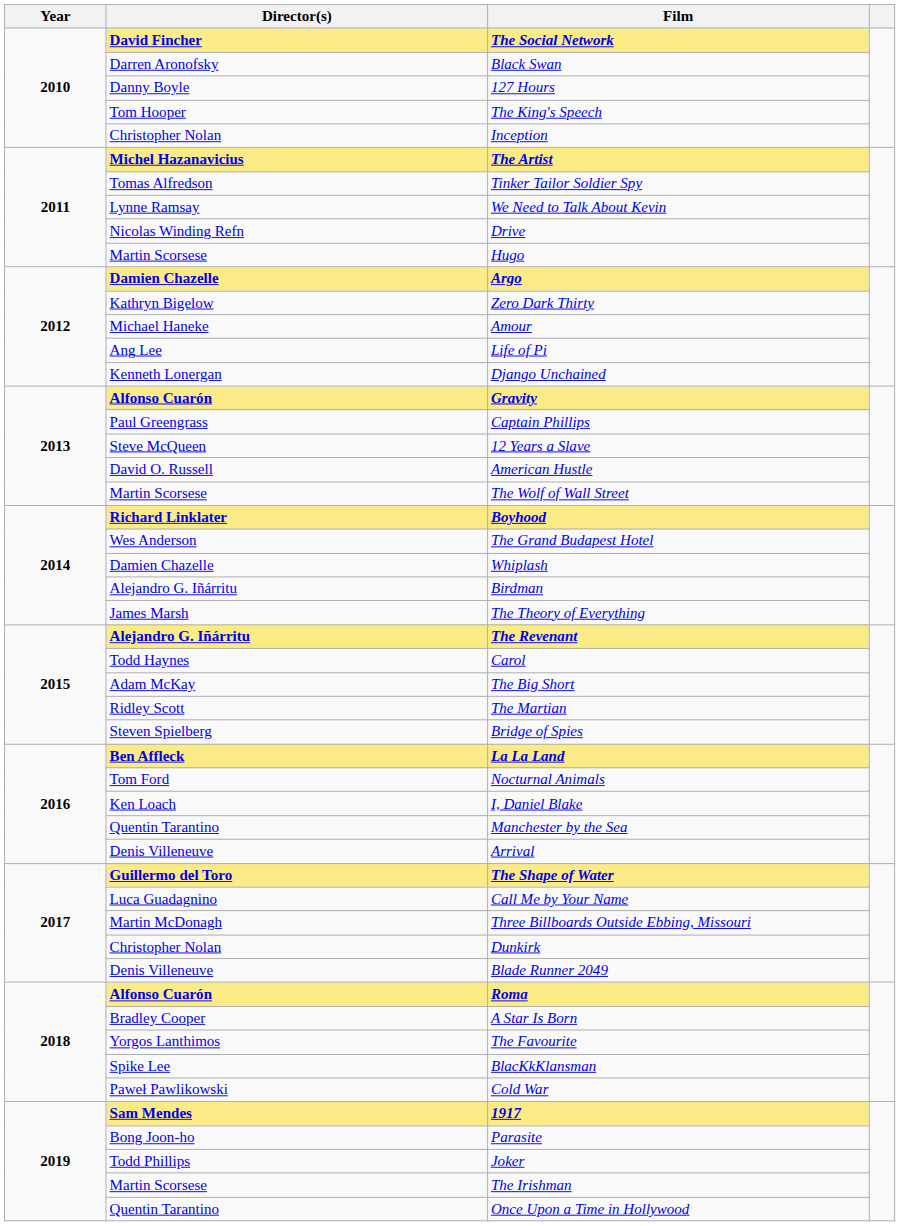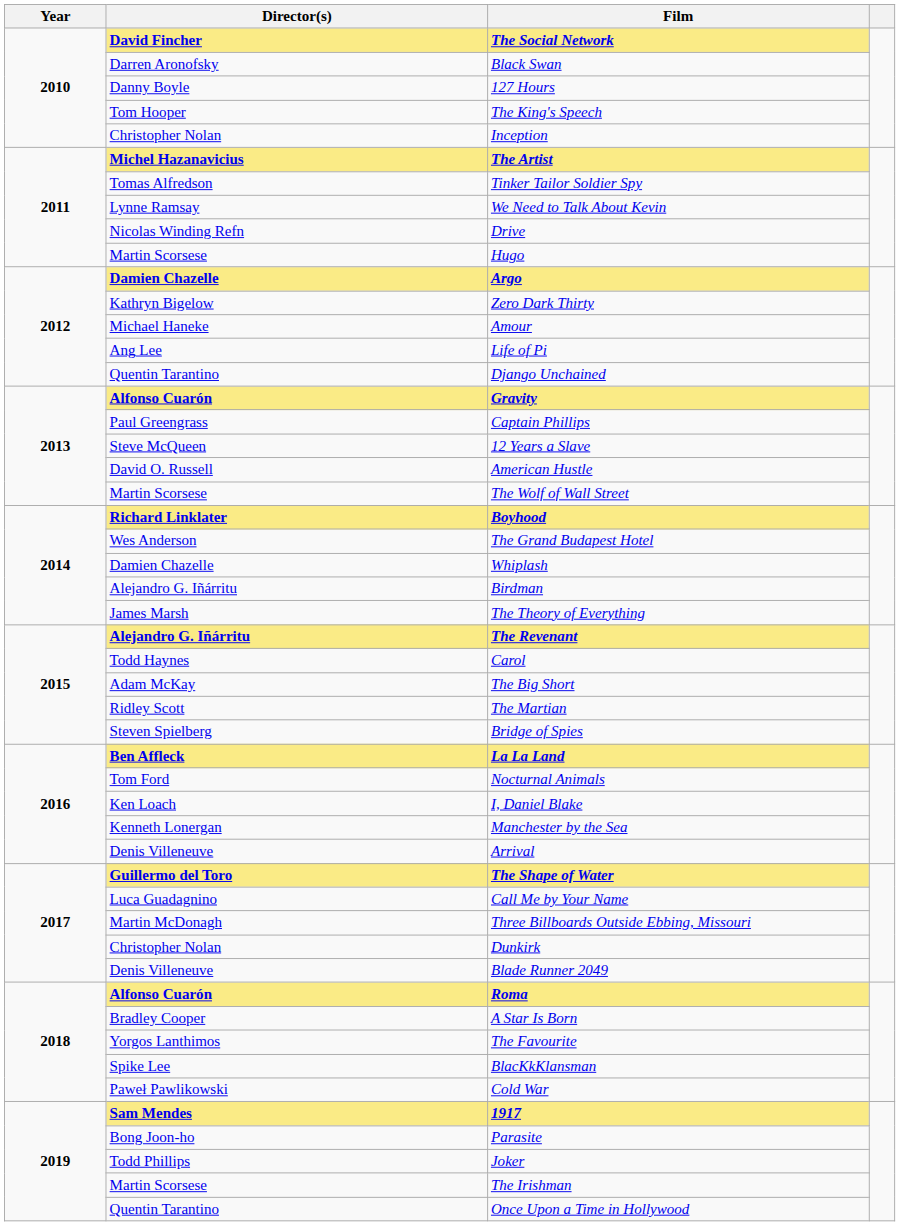(166, 374) Kenneth Lonergan -> (164, 374) Quentin Tarantino
(164, 827) Quentin Tarantino -> (166, 827) Kenneth Lonergan
